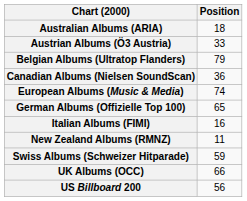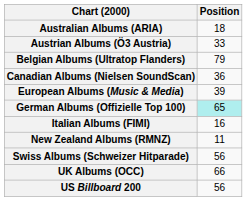(220, 92) 74 -> (220, 92) 39
(220, 108) no background -> (220, 108) paleturquoise background
(220, 156) 59 -> (220, 156) 56
